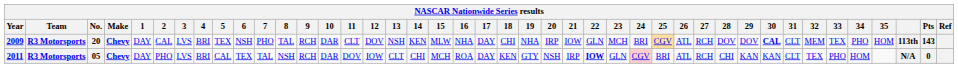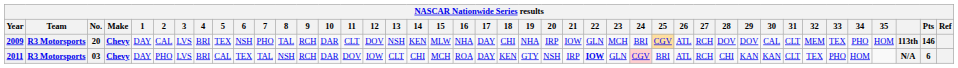(772, 41) bold -> (772, 41) normal
(928, 41) 143 -> (928, 41) 146
(96, 56) 05 -> (96, 56) 03
(928, 56) 0 -> (928, 56) 6
